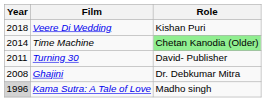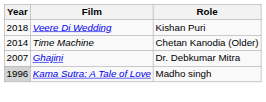(207, 43) lightgreen background -> (207, 43) no background
- row: (56, 58)
(17, 74) 2008 -> (17, 58) 2007
